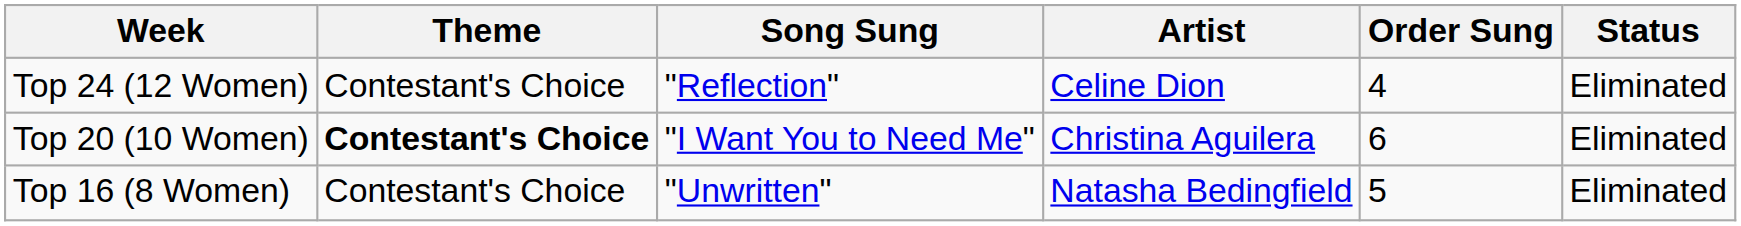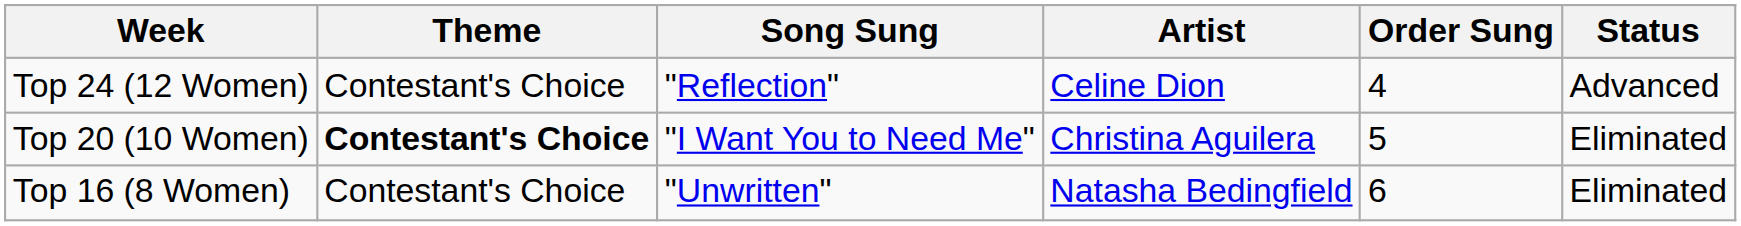(1648, 84) Eliminated -> (1644, 84) Advanced
(1378, 138) 6 -> (1378, 138) 5
(1378, 191) 5 -> (1378, 191) 6
